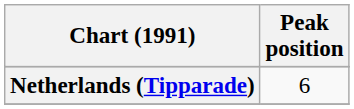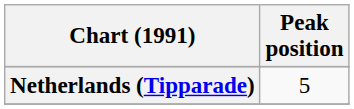(304, 85) 6 -> (304, 85) 5
